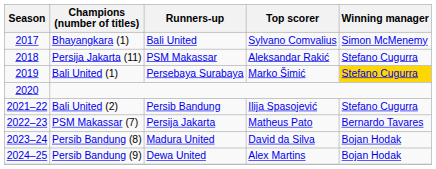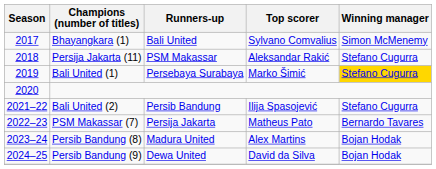(282, 139) David da Silva -> (277, 139) Alex Martins
(277, 156) Alex Martins -> (282, 156) David da Silva
